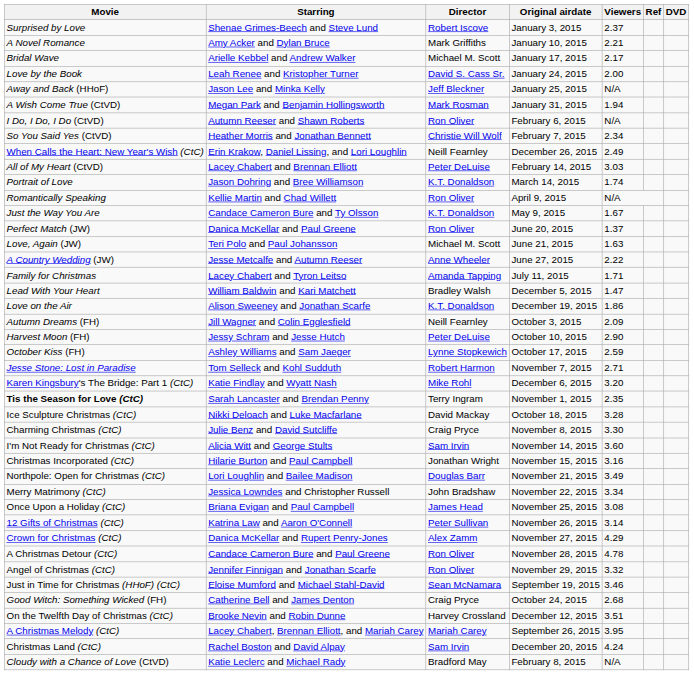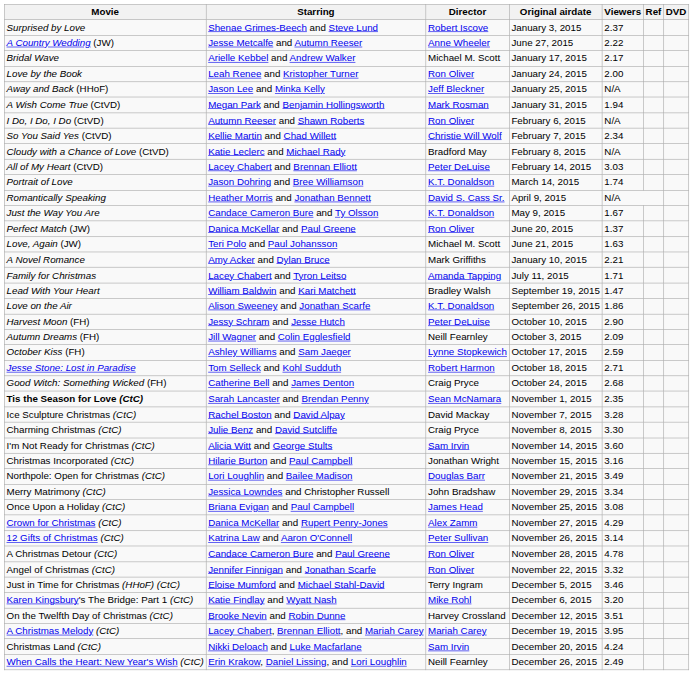rows swapped: (46, 43) <-> (60, 259)
(466, 74) David S. Cass Sr. -> (451, 74) Ron Oliver
(290, 136) Heather Morris and Jonathan Bennett -> (272, 136) Kellie Martin and Chad Willett
rows swapped: (88, 662) <-> (105, 151)
(272, 197) Kellie Martin and Chad Willett -> (290, 197) Heather Morris and Jonathan Bennett
(451, 197) Ron Oliver -> (466, 197) David S. Cass Sr.
(552, 290) December 5, 2015 -> (556, 290) September 19, 2015
(554, 306) December 19, 2015 -> (556, 306) September 26, 2015
rows swapped: (53, 321) <-> (48, 337)
(552, 368) November 7, 2015 -> (549, 368) October 18, 2015
rows swapped: (86, 600) <-> (100, 383)
(455, 399) Terry Ingram -> (465, 399) Sean McNamara
(285, 414) Nikki Deloach and Luke Macfarlane -> (277, 414) Rachel Boston and David Alpay
(549, 414) October 18, 2015 -> (552, 414) November 7, 2015
(554, 492) November 22, 2015 -> (554, 492) November 29, 2015
rows swapped: (65, 523) <-> (64, 538)
(554, 569) November 29, 2015 -> (554, 569) November 22, 2015
(465, 584) Sean McNamara -> (455, 584) Terry Ingram
(556, 584) September 19, 2015 -> (552, 584) December 5, 2015
(556, 631) September 26, 2015 -> (554, 631) December 19, 2015
(277, 646) Rachel Boston and David Alpay -> (285, 646) Nikki Deloach and Luke Macfarlane
